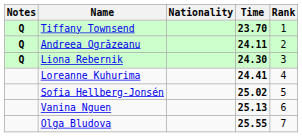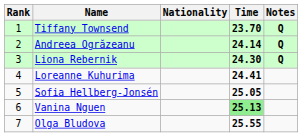columns swapped: (284, 12) <-> (21, 12)
(253, 44) 24.11 -> (247, 44) 24.14
(253, 92) 25.02 -> (247, 92) 25.05
(253, 108) no background -> (247, 108) lightgreen background
